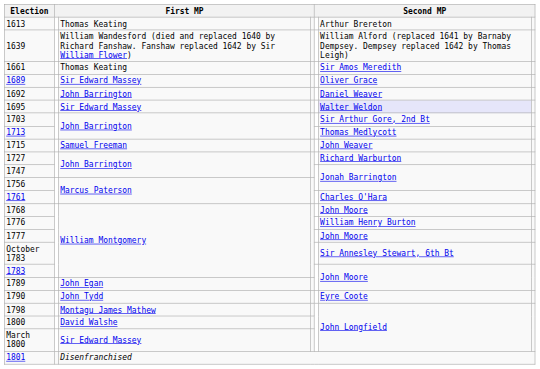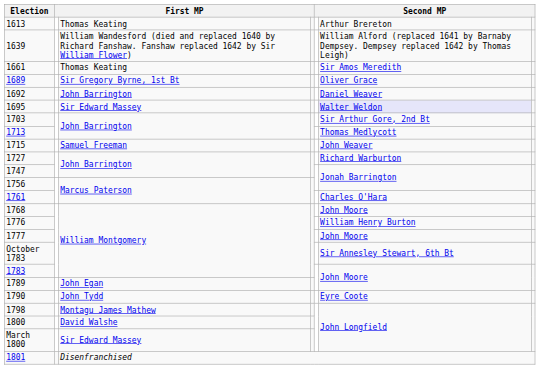(101, 81) Sir Edward Massey -> (120, 81) Sir Gregory Byrne, 1st Bt
